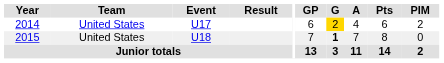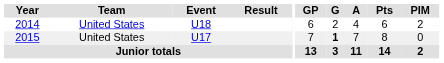(201, 24) U17 -> (201, 24) U18
(335, 24) gold background -> (335, 24) no background
(201, 38) U18 -> (201, 38) U17
